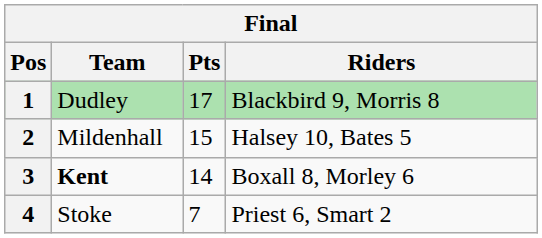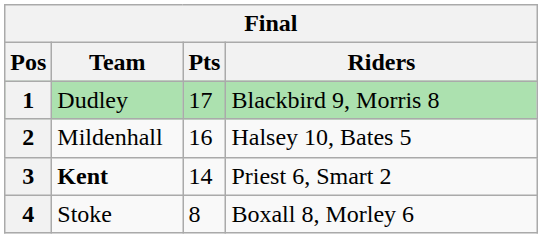(200, 137) 15 -> (200, 137) 16
(323, 175) Boxall 8, Morley 6 -> (311, 175) Priest 6, Smart 2
(194, 213) 7 -> (194, 213) 8
(311, 213) Priest 6, Smart 2 -> (323, 213) Boxall 8, Morley 6
